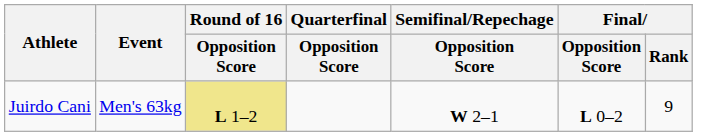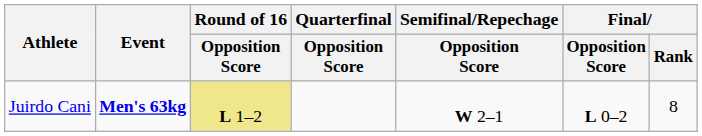(140, 106) normal -> (143, 106) bold
(669, 106) 9 -> (673, 106) 8
